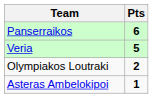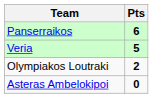(136, 84) 1 -> (136, 84) 0
